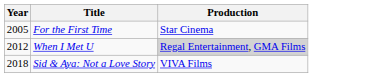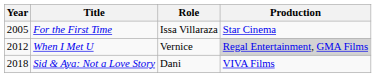+ column: (189, 13)
